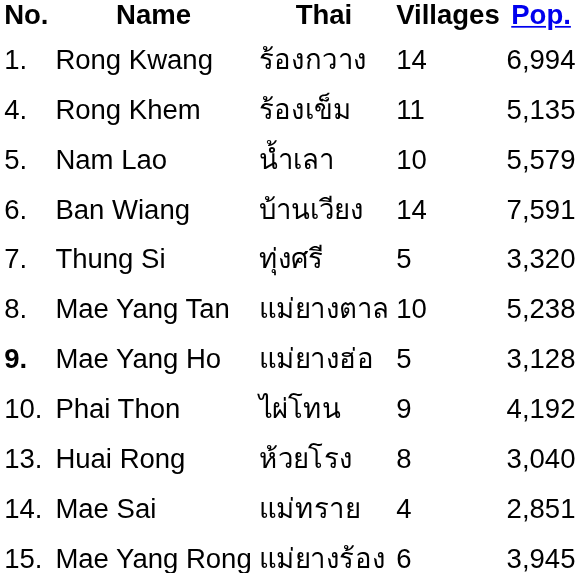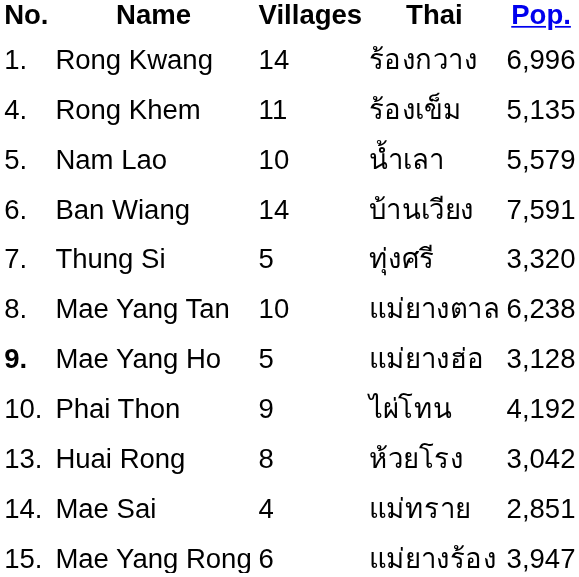columns swapped: (324, 15) <-> (448, 15)
(541, 59) 6,994 -> (541, 59) 6,996
(541, 308) 5,238 -> (541, 308) 6,238
(541, 458) 3,040 -> (541, 458) 3,042
(541, 557) 3,945 -> (541, 557) 3,947
